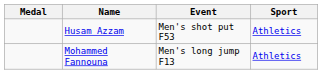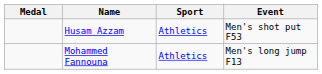columns swapped: (284, 12) <-> (203, 12)
